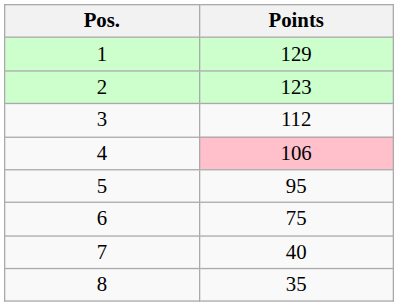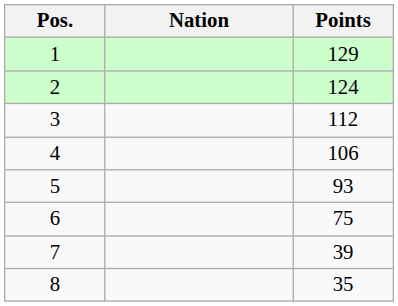+ column: (199, 20)
(296, 86) 123 -> (343, 86) 124
(296, 152) pink background -> (343, 152) no background
(296, 185) 95 -> (343, 185) 93
(296, 251) 40 -> (343, 251) 39
